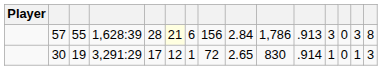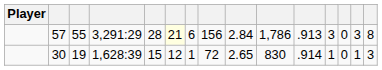(117, 34) 1,628:39 -> (117, 34) 3,291:29
(117, 55) 3,291:29 -> (117, 55) 1,628:39
(155, 55) 17 -> (155, 55) 15
